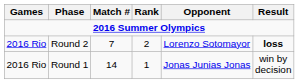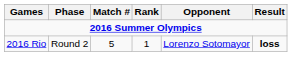(111, 43) 7 -> (111, 43) 5
(147, 43) 2 -> (147, 43) 1
- row: (70, 65)
